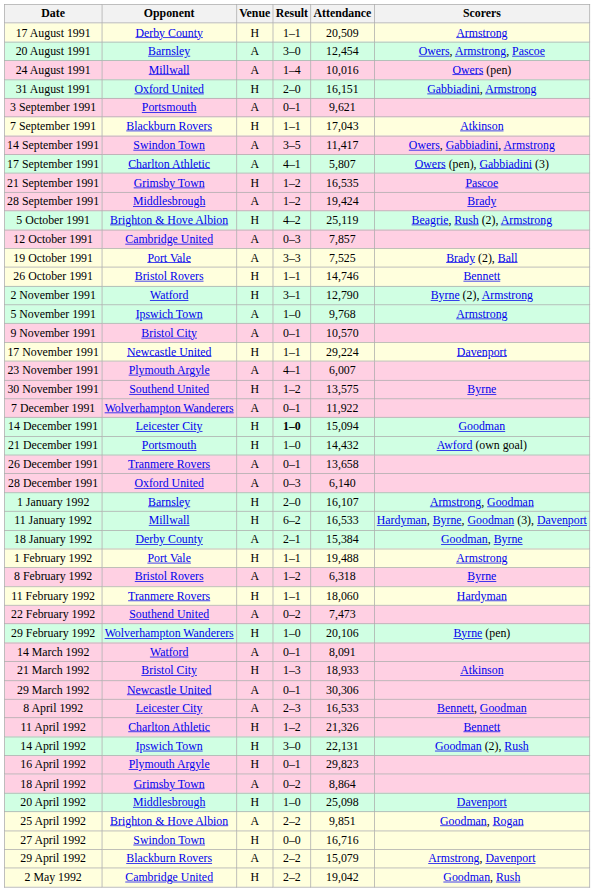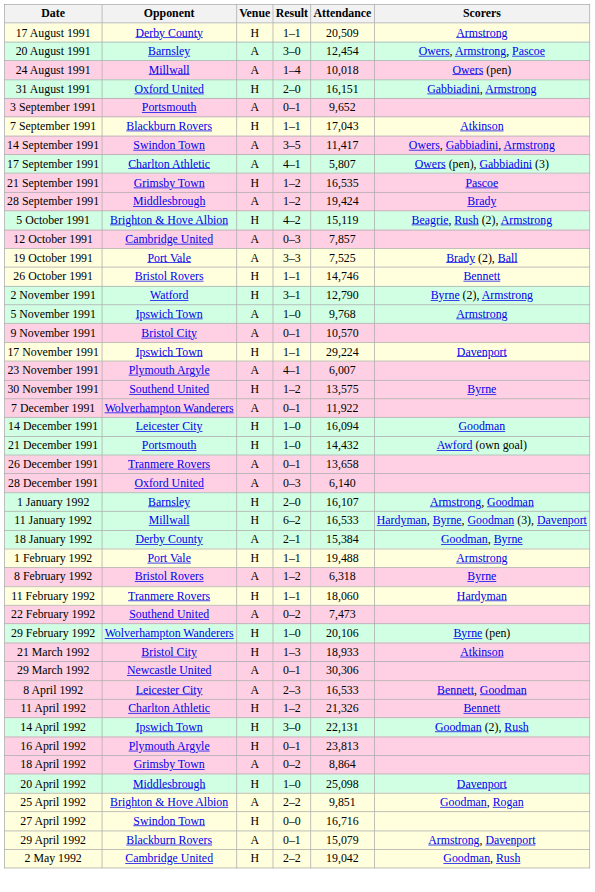(342, 70) 10,016 -> (342, 70) 10,018
(342, 107) 9,621 -> (342, 107) 9,652
(342, 220) 25,119 -> (342, 220) 15,119
(169, 351) Newcastle United -> (169, 351) Ipswich Town
(292, 426) bold -> (292, 426) normal
(342, 426) 15,094 -> (342, 426) 16,094
- row: (53, 652)
(342, 764) 29,823 -> (342, 746) 23,813
(292, 858) 2–2 -> (292, 840) 0–1
